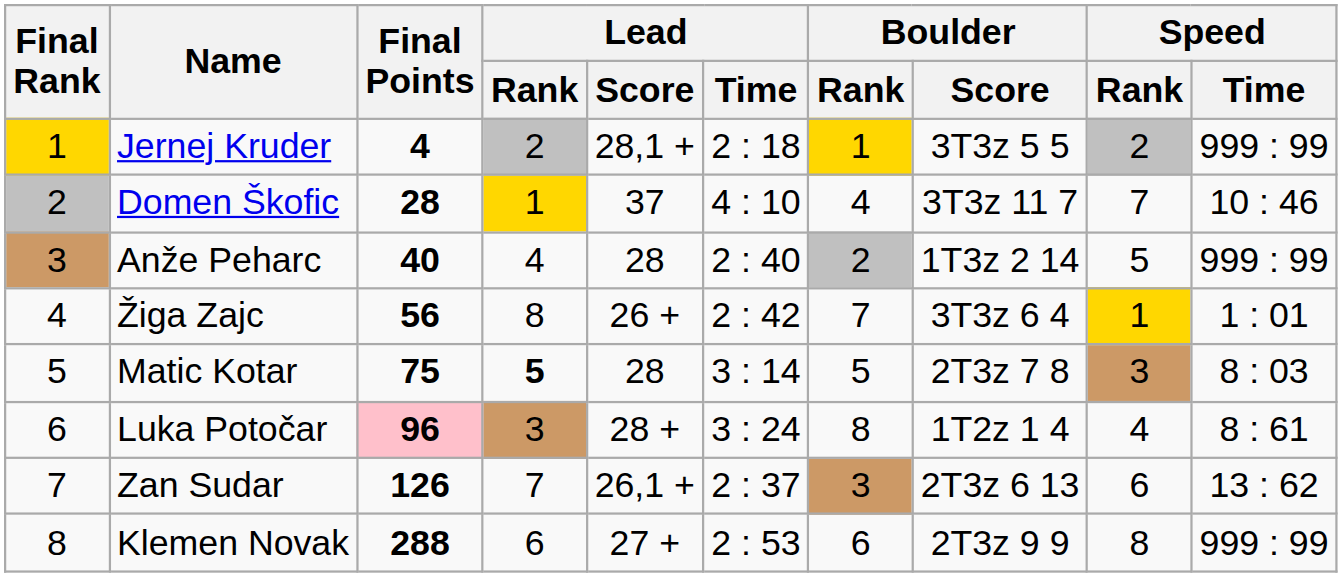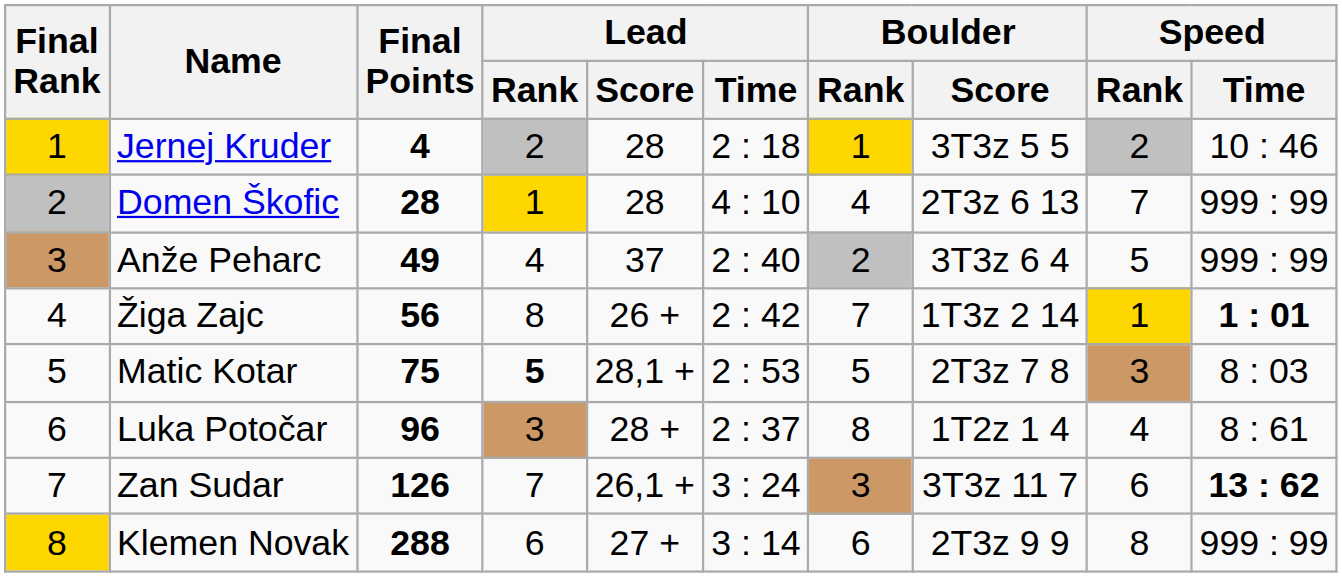(645, 145) 28,1 + -> (645, 145) 28
(1264, 145) 999 : 99 -> (1264, 145) 10 : 46
(645, 202) 37 -> (645, 202) 28
(1000, 202) 3T3z 11 7 -> (1000, 202) 2T3z 6 13
(1264, 202) 10 : 46 -> (1264, 202) 999 : 99
(420, 259) 40 -> (420, 259) 49
(645, 259) 28 -> (645, 259) 37
(1000, 259) 1T3z 2 14 -> (1000, 259) 3T3z 6 4
(1000, 315) 3T3z 6 4 -> (1000, 315) 1T3z 2 14
(1264, 315) normal -> (1264, 315) bold
(645, 372) 28 -> (645, 372) 28,1 +
(756, 372) 3 : 14 -> (756, 372) 2 : 53
(420, 428) pink background -> (420, 428) no background
(756, 428) 3 : 24 -> (756, 428) 2 : 37
(756, 485) 2 : 37 -> (756, 485) 3 : 24
(1000, 485) 2T3z 6 13 -> (1000, 485) 3T3z 11 7
(1264, 485) normal -> (1264, 485) bold
(57, 542) no background -> (57, 542) gold background
(756, 542) 2 : 53 -> (756, 542) 3 : 14
